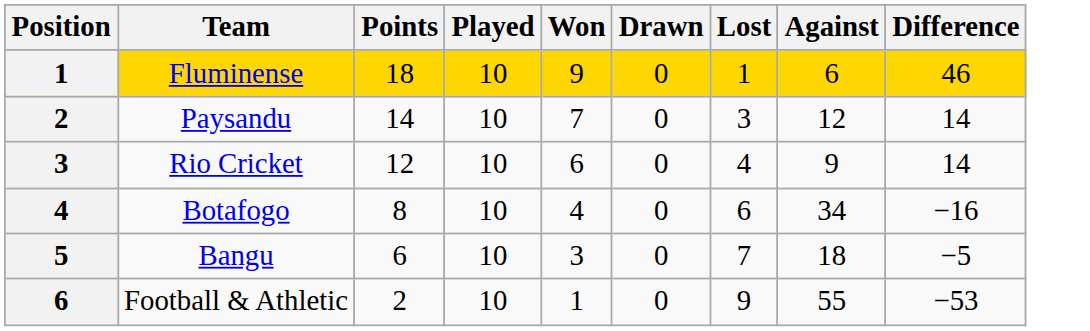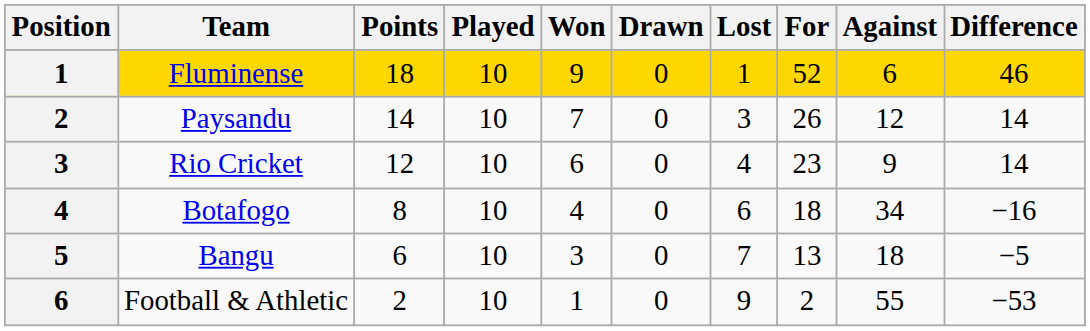+ column: (807, 27)
